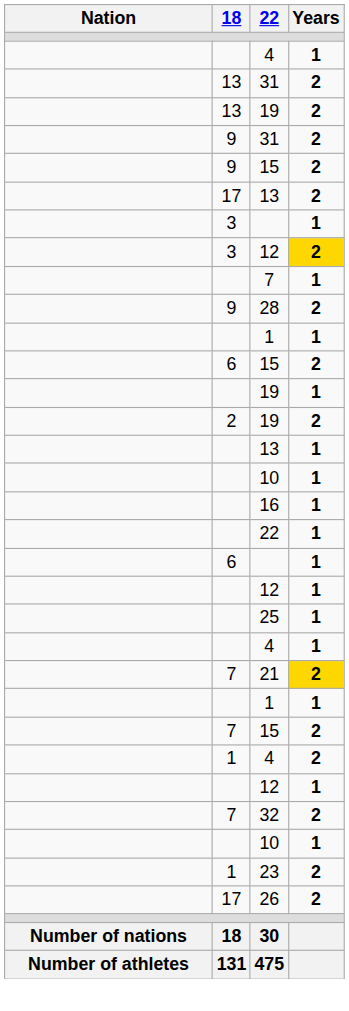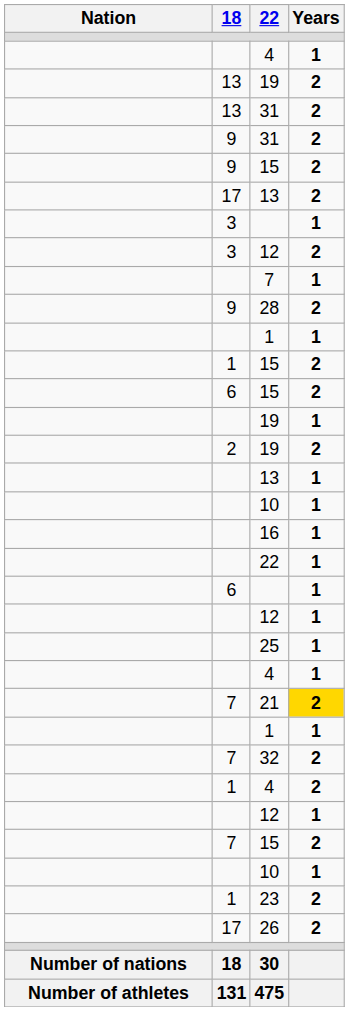rows swapped: (231, 83) <-> (231, 111)
(316, 252) gold background -> (316, 252) no background
+ row: (231, 364)
rows swapped: (231, 730) <-> (231, 815)
